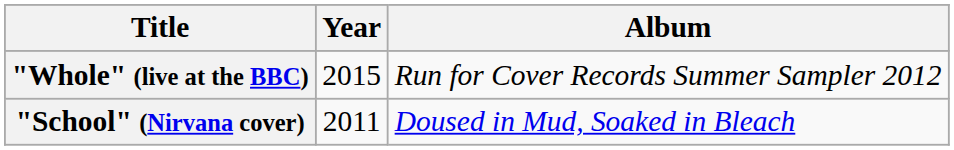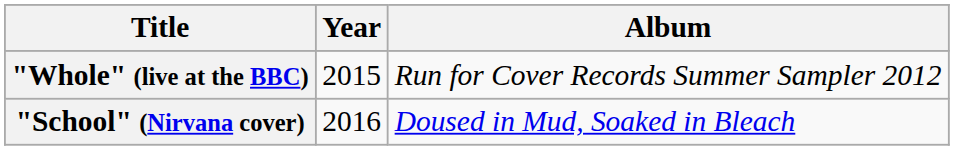(352, 121) 2011 -> (352, 121) 2016
